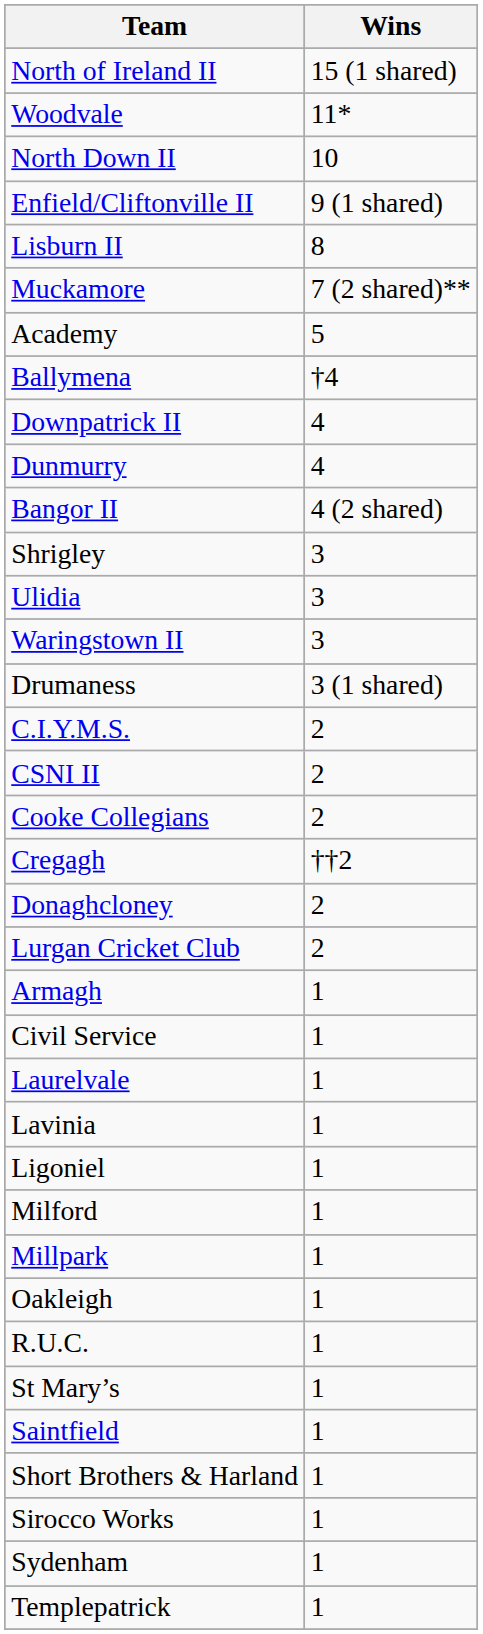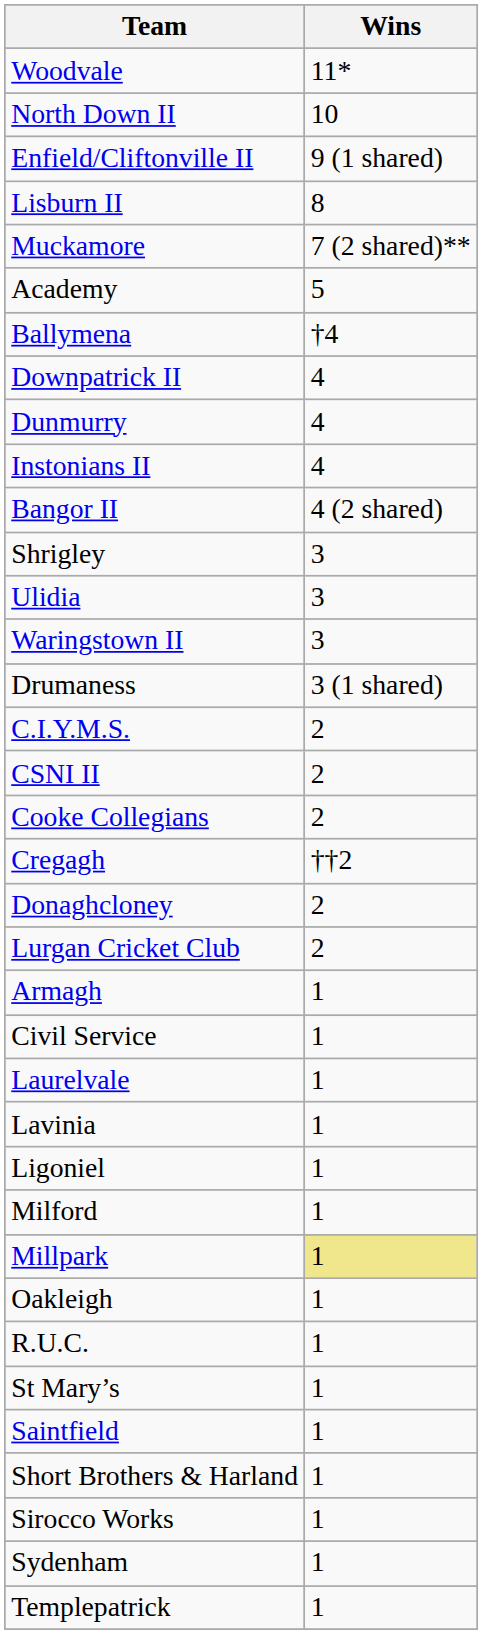- row: (114, 70)
+ row: (81, 465)
(318, 1255) no background -> (318, 1255) khaki background
